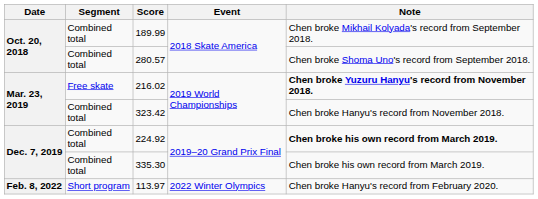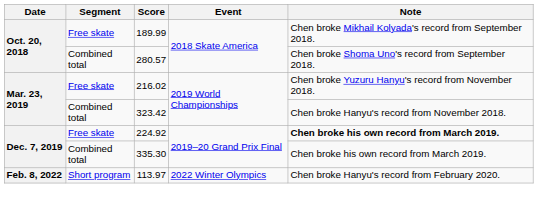(90, 33) Combined total -> (91, 33) Free skate
(407, 86) bold -> (401, 86) normal
(90, 139) Combined total -> (91, 133) Free skate
